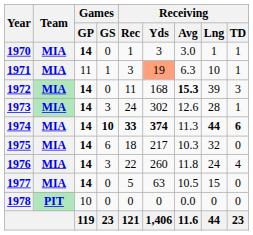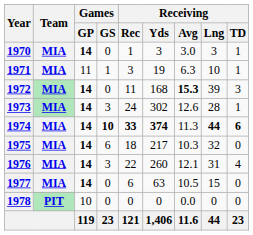(214, 51) 1 -> (214, 51) 3
(159, 70) lightsalmon background -> (159, 70) no background
(188, 164) 11.8 -> (188, 164) 12.1
(214, 164) 24 -> (214, 164) 31
(131, 182) 5 -> (131, 182) 6
